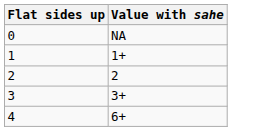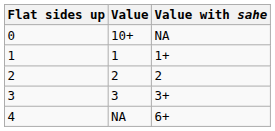+ column: (130, 15)
